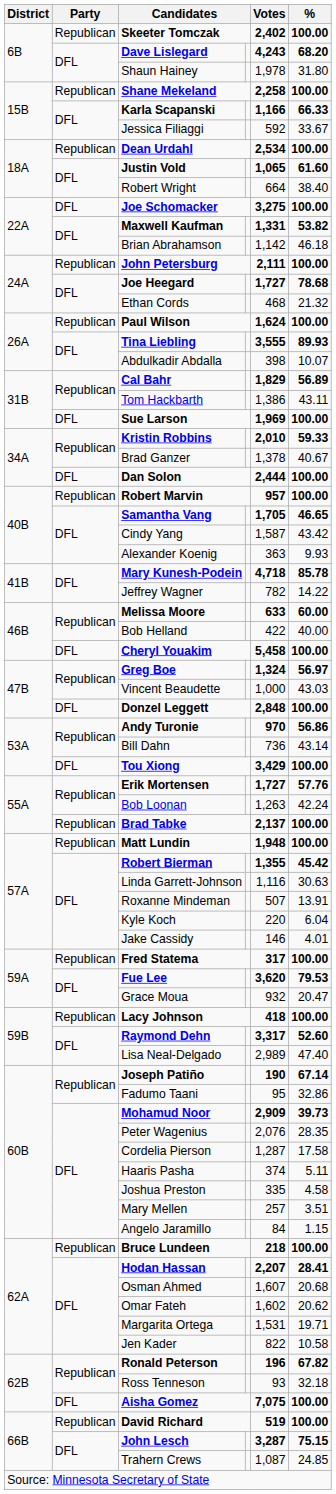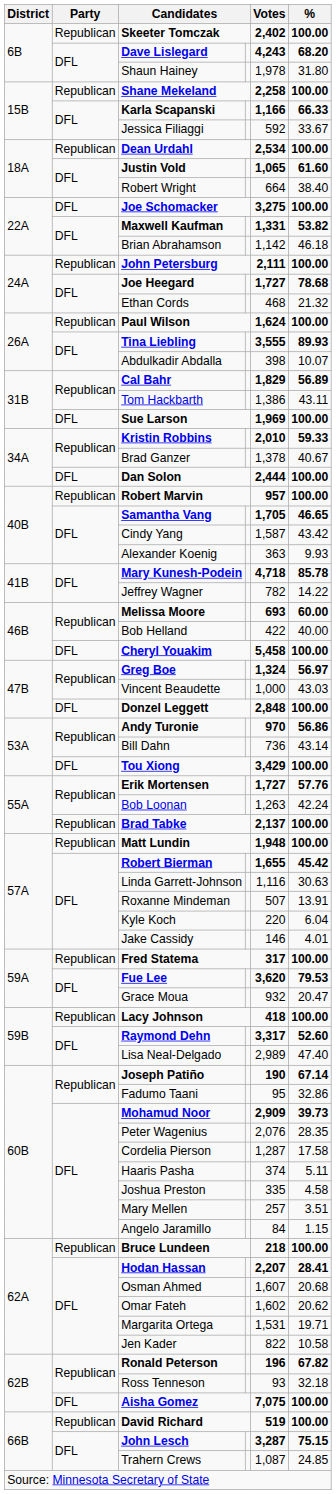(275, 611) 633 -> (275, 611) 693
(270, 862) 1,355 -> (270, 862) 1,655
